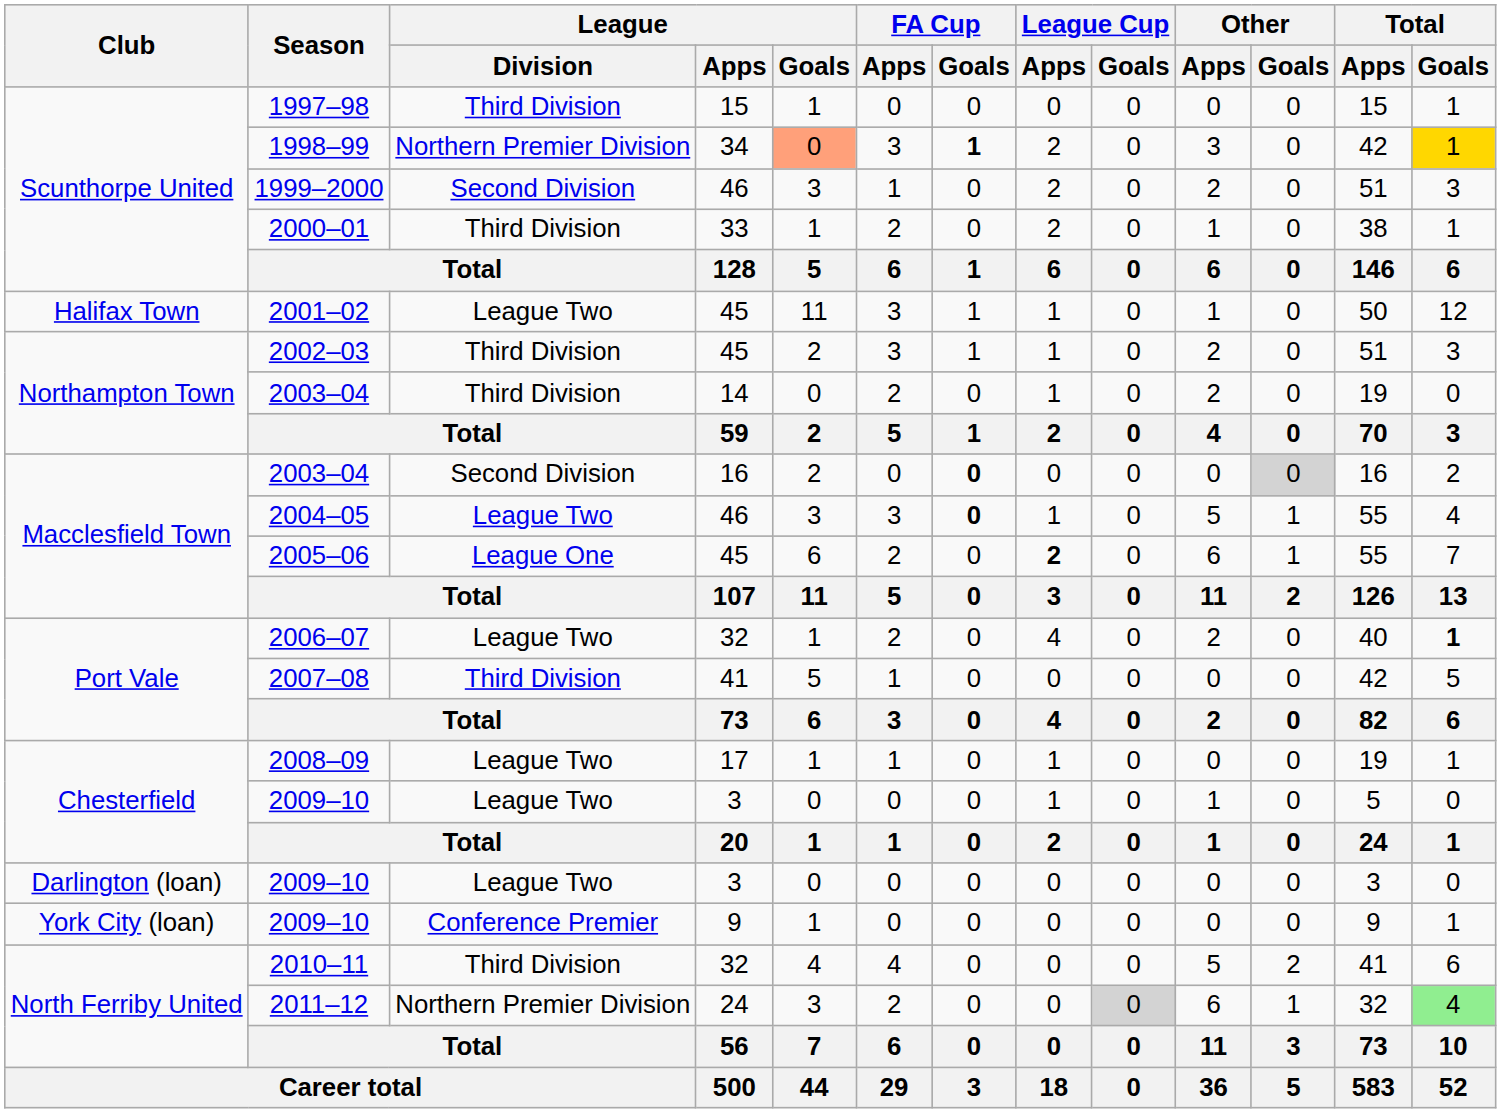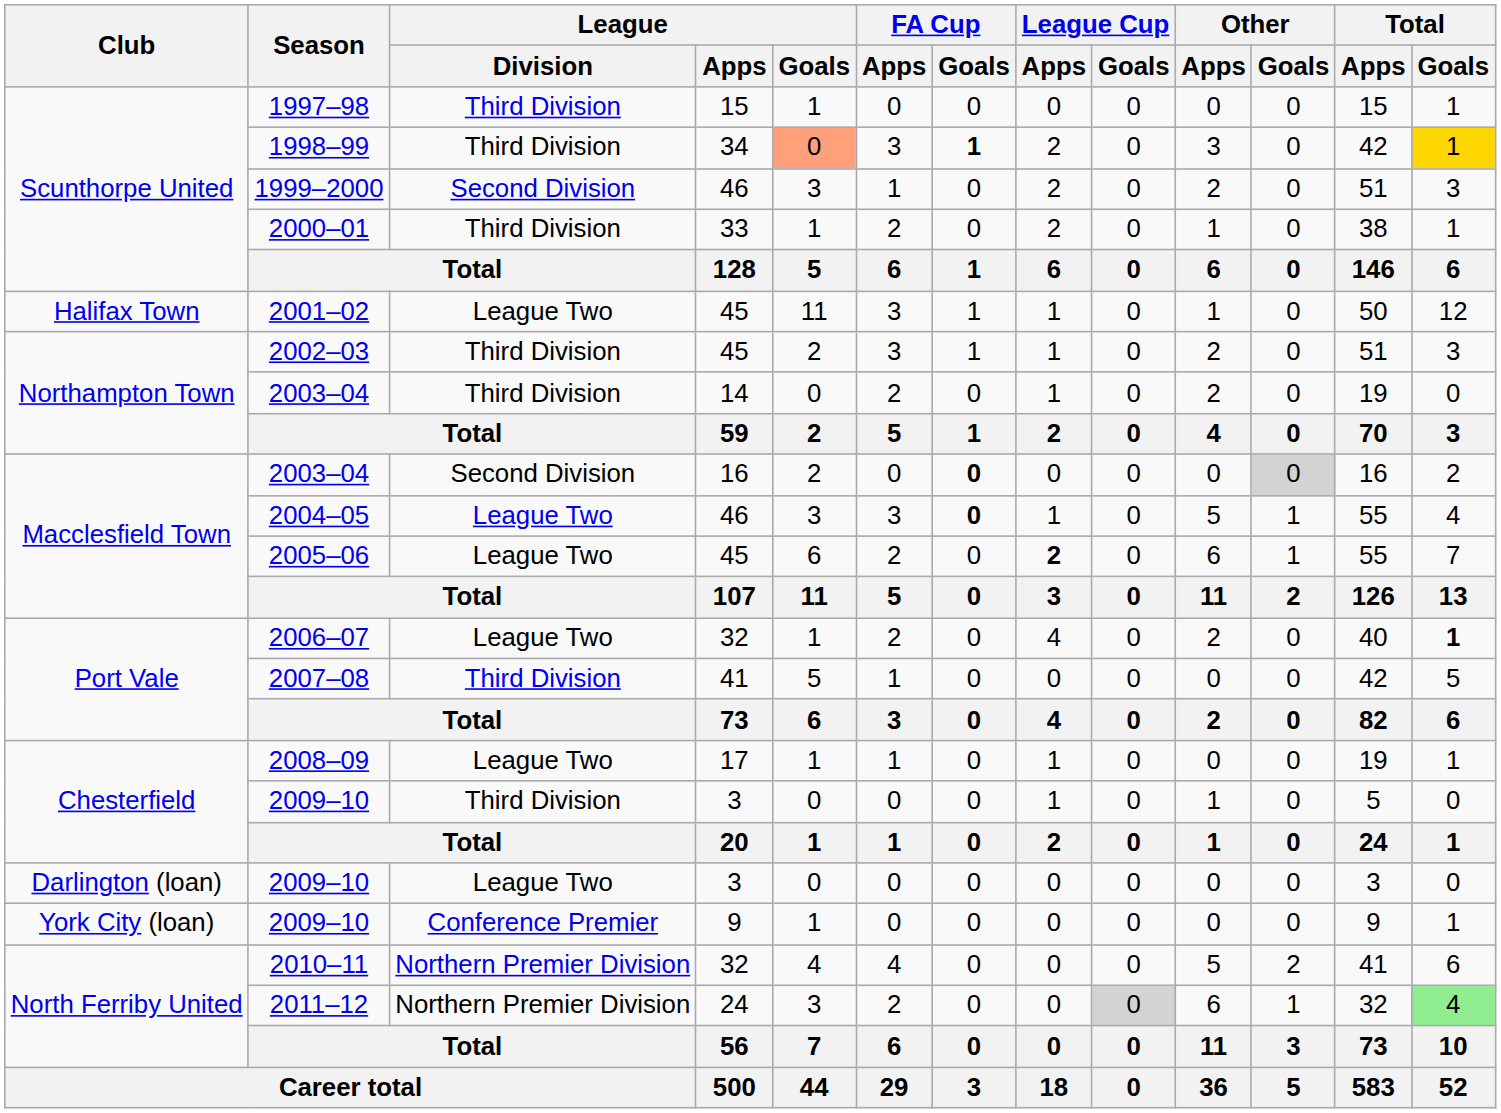(543, 147) Northern Premier Division -> (543, 147) Third Division
(543, 556) League One -> (543, 556) League Two
(543, 801) League Two -> (543, 801) Third Division
(543, 964) Third Division -> (543, 964) Northern Premier Division
